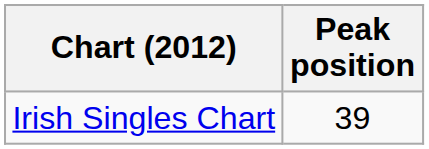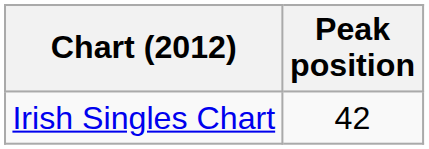(352, 117) 39 -> (352, 117) 42
